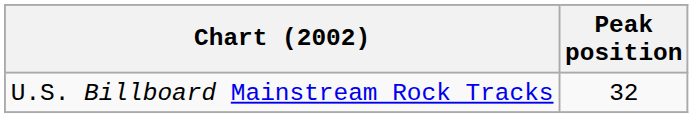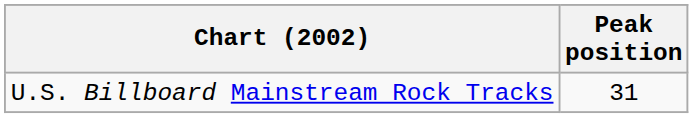(624, 93) 32 -> (624, 93) 31
